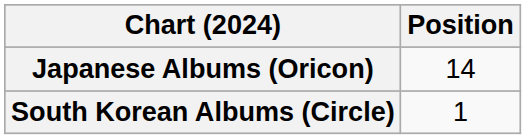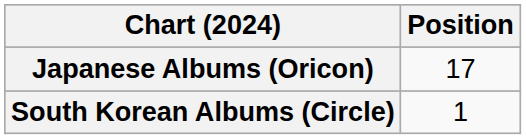(460, 68) 14 -> (460, 68) 17
